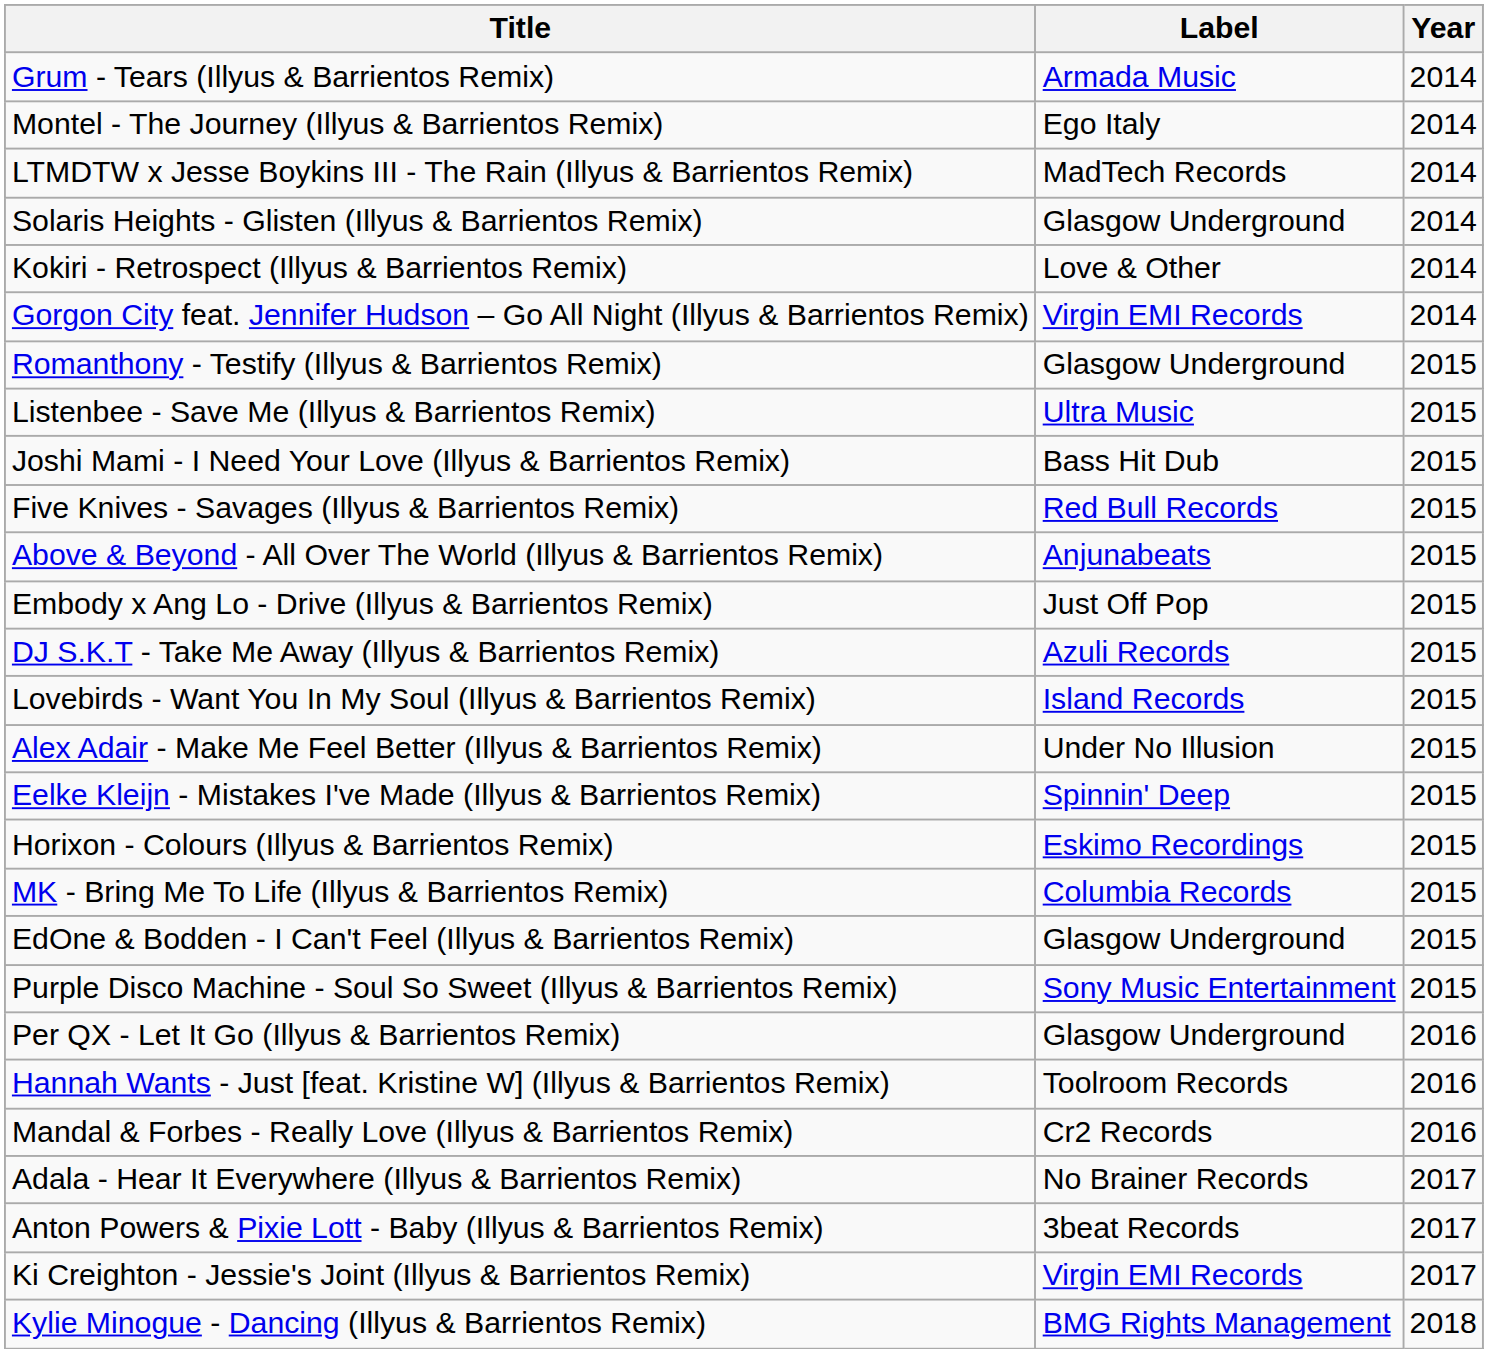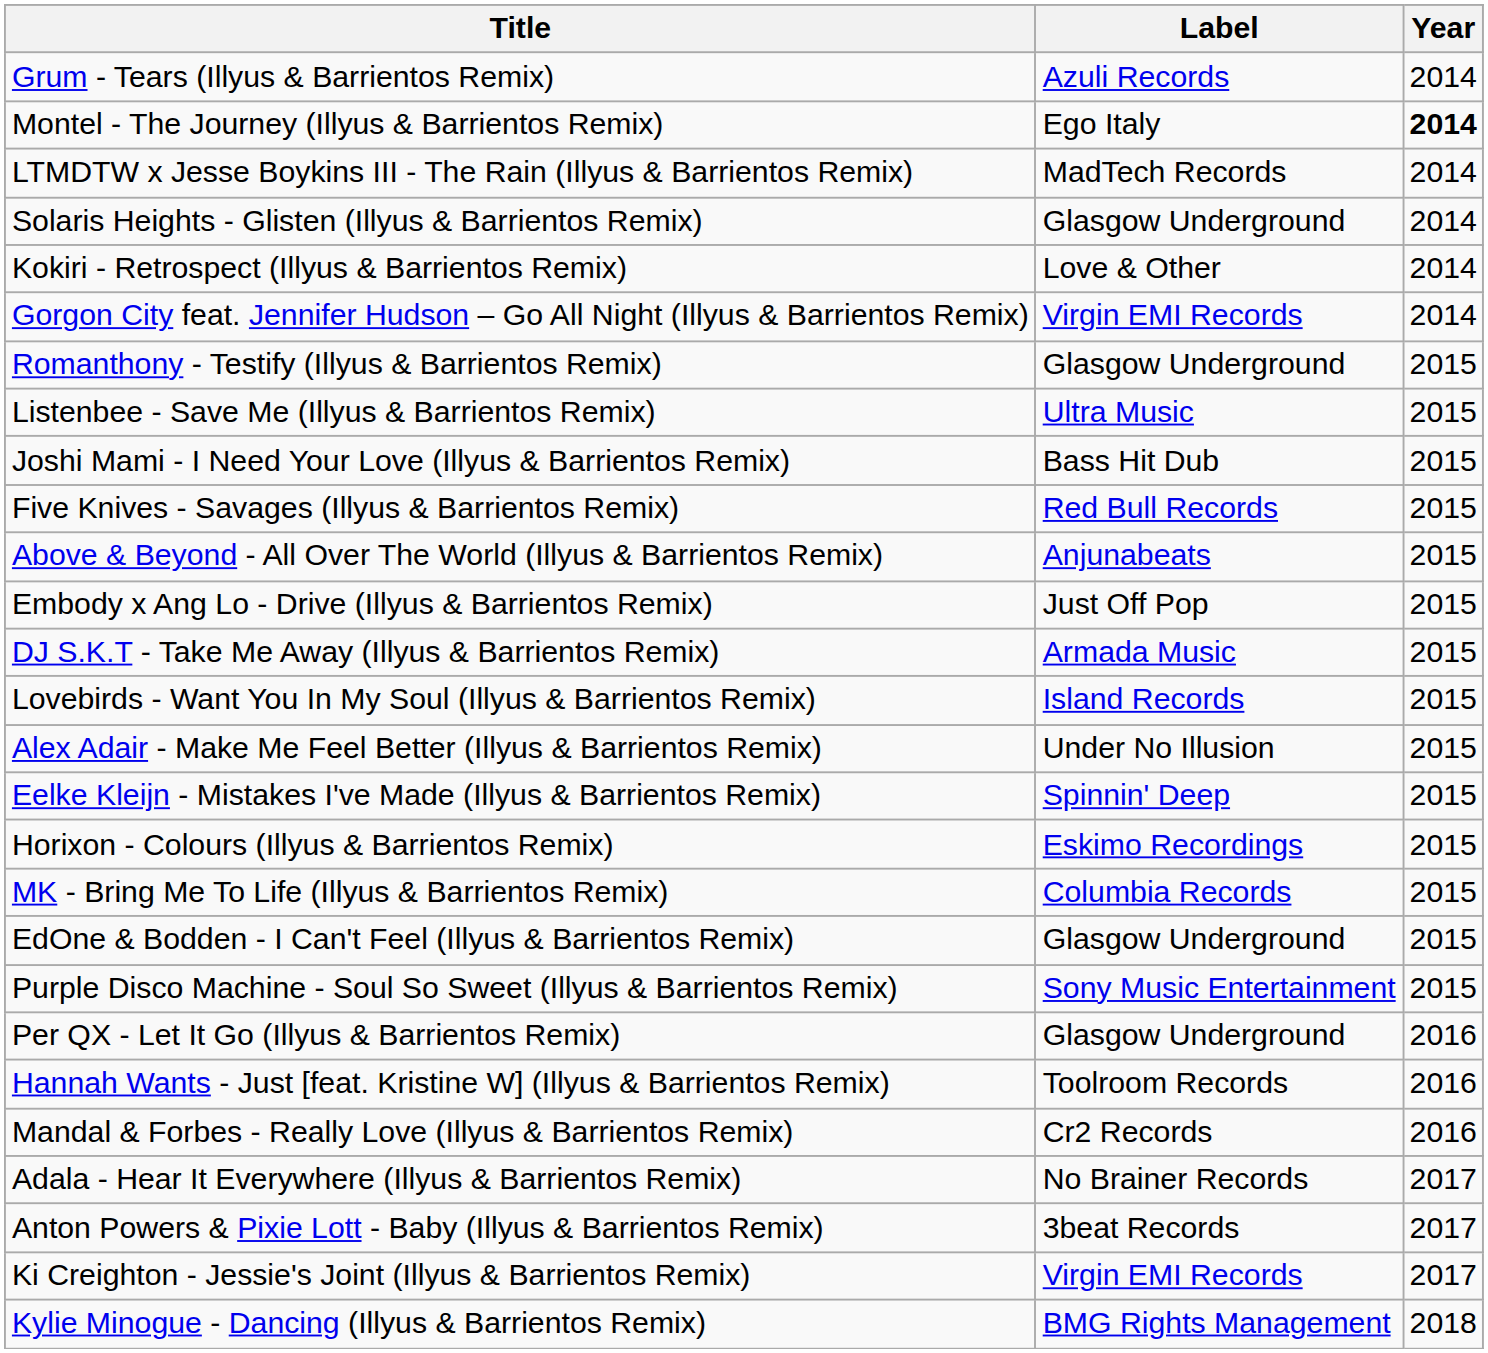(1139, 76) Armada Music -> (1136, 76) Azuli Records
(1443, 124) normal -> (1443, 124) bold
(1136, 651) Azuli Records -> (1139, 651) Armada Music
